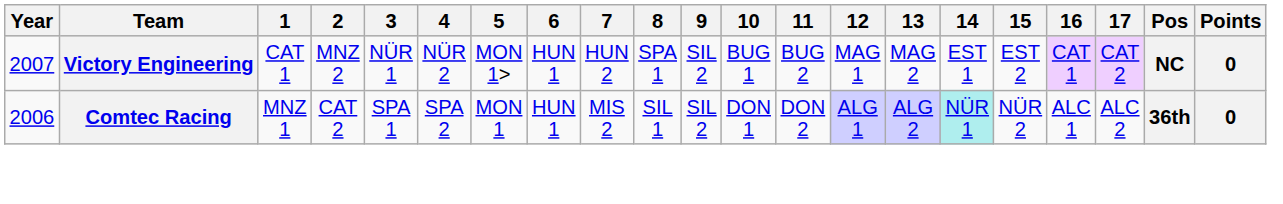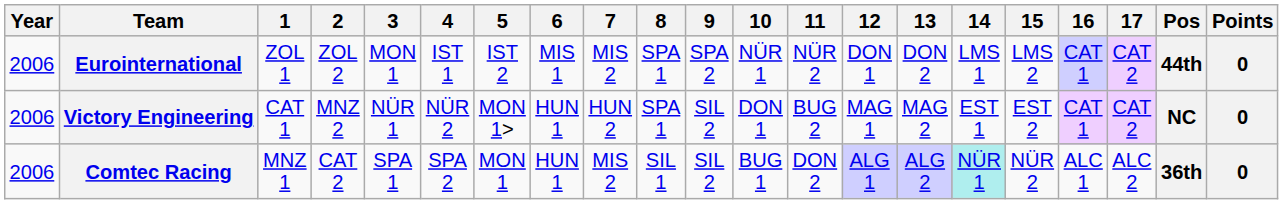+ row: (159, 63)
(32, 63) 2007 -> (32, 117) 2006
(749, 63) BUG 1 -> (761, 117) DON 1
(749, 117) DON 1 -> (761, 171) BUG 1
